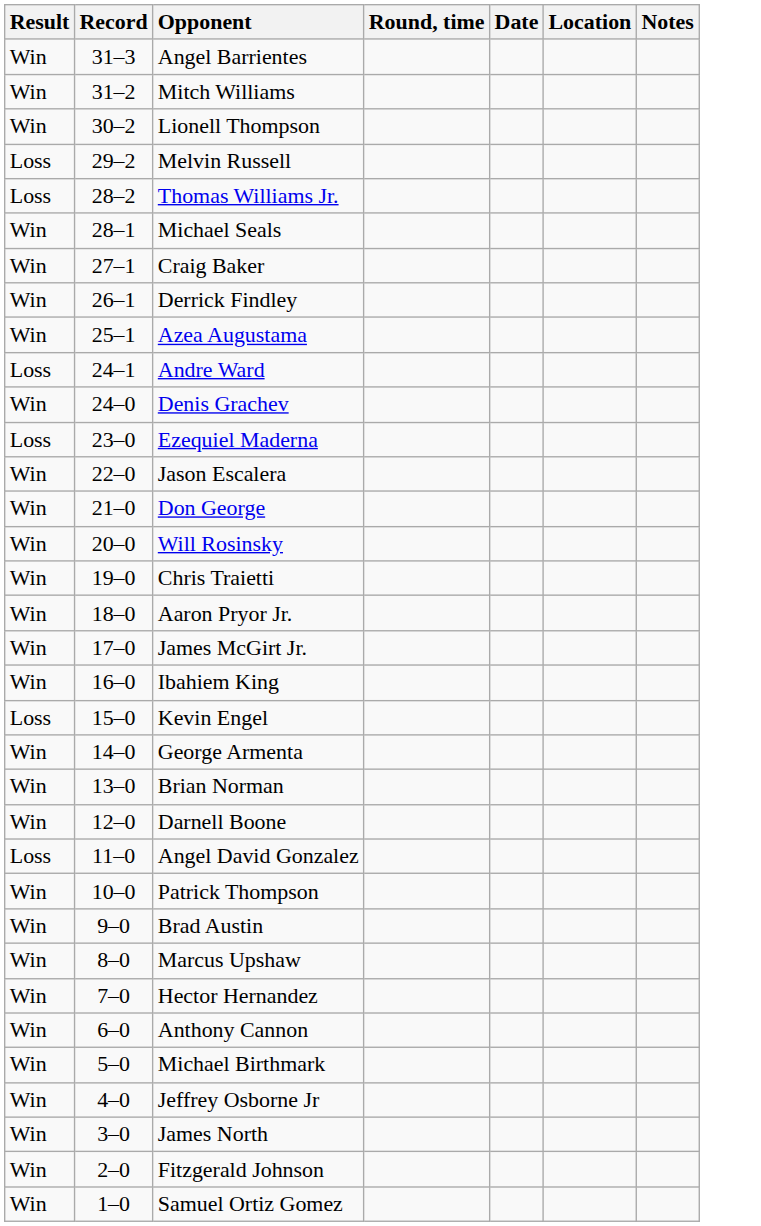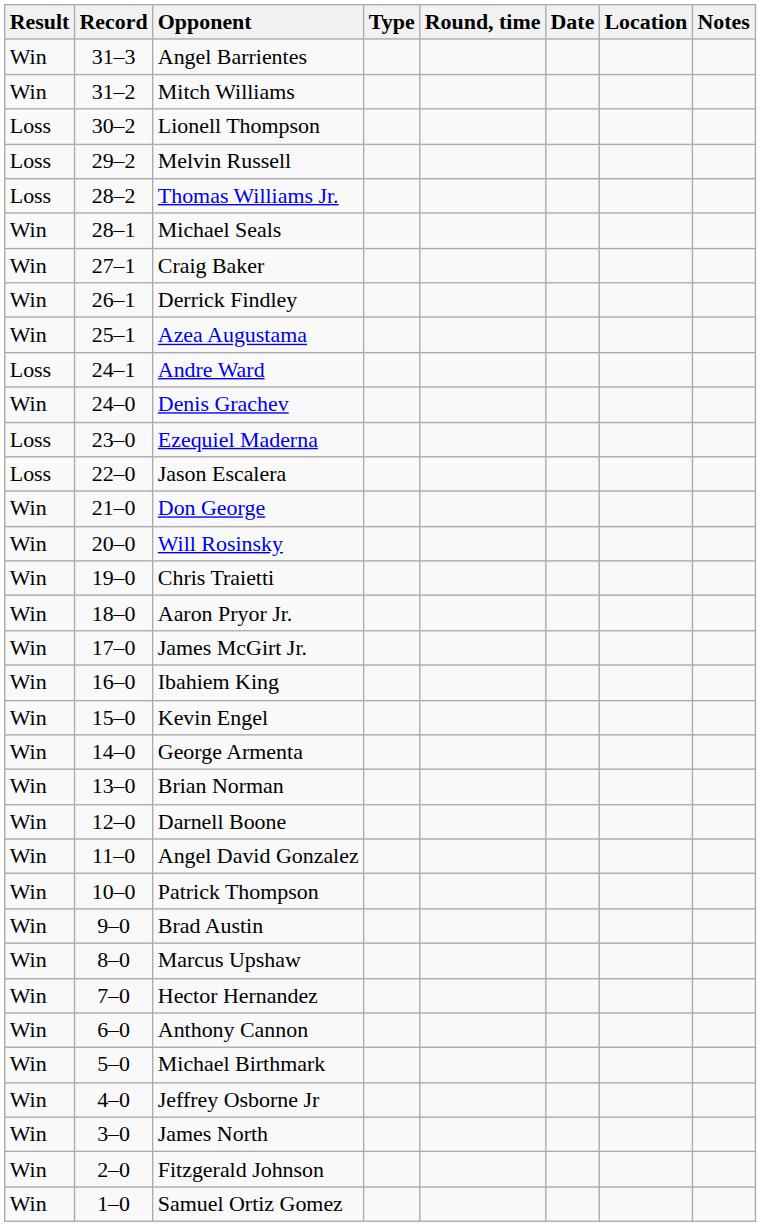+ column: (392, 21)
(28, 126) Win -> (30, 126) Loss
(28, 473) Win -> (30, 473) Loss
(30, 717) Loss -> (28, 717) Win
(30, 856) Loss -> (28, 856) Win
